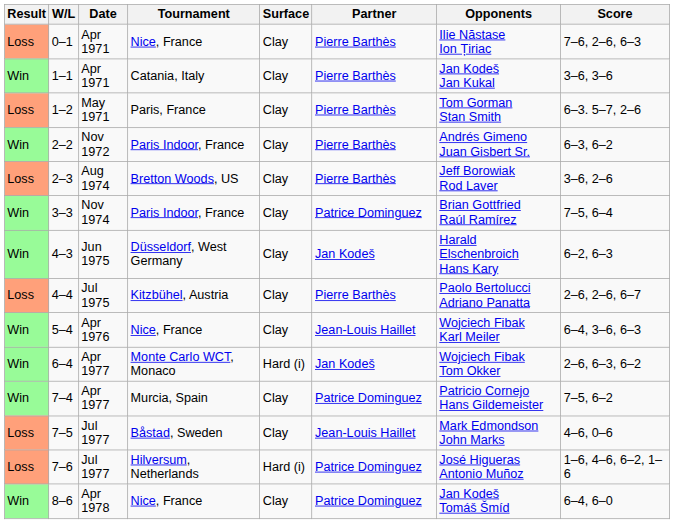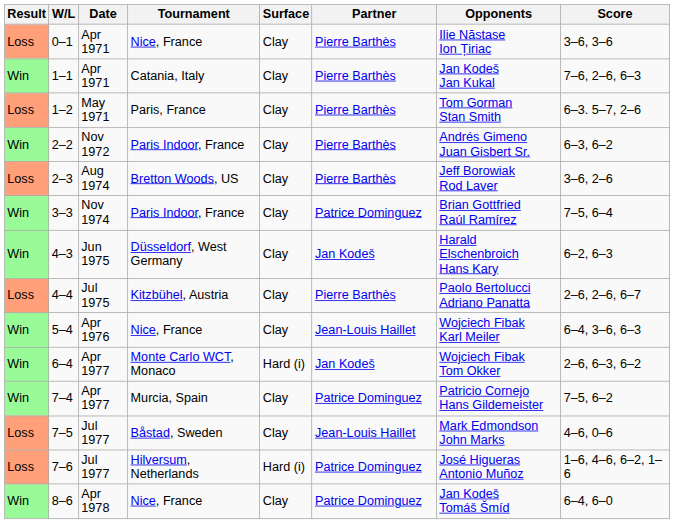(602, 41) 7–6, 2–6, 6–3 -> (588, 41) 3–6, 3–6
(588, 75) 3–6, 3–6 -> (602, 75) 7–6, 2–6, 6–3
